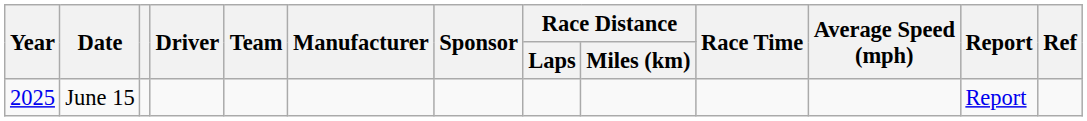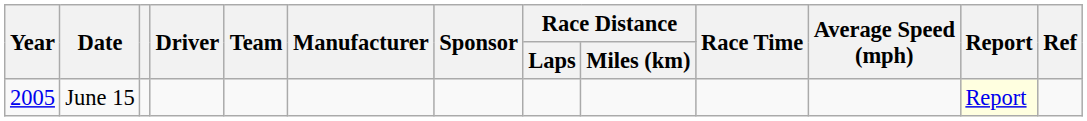(32, 97) 2025 -> (32, 97) 2005
(996, 97) no background -> (996, 97) lightyellow background
